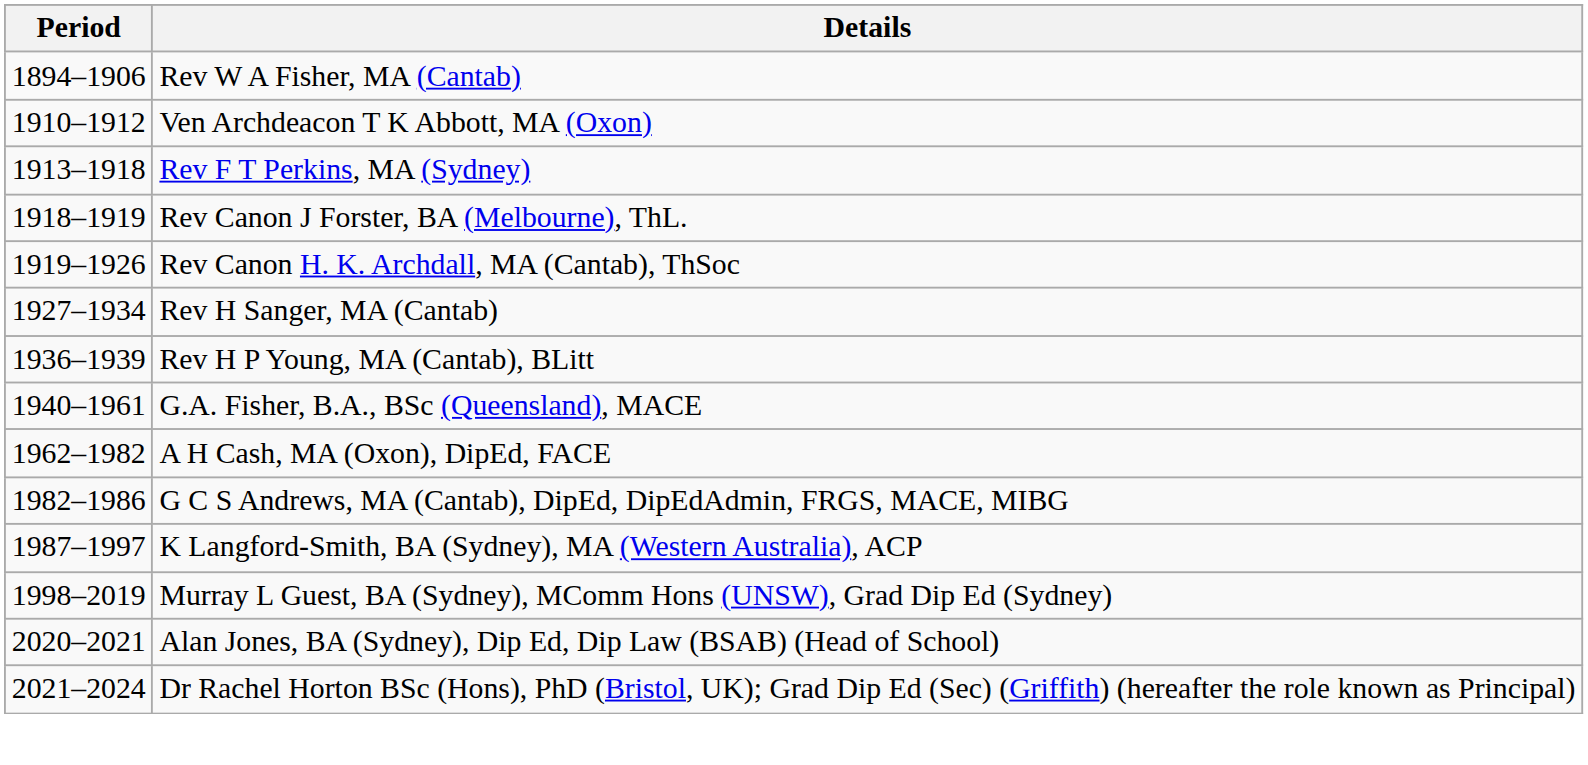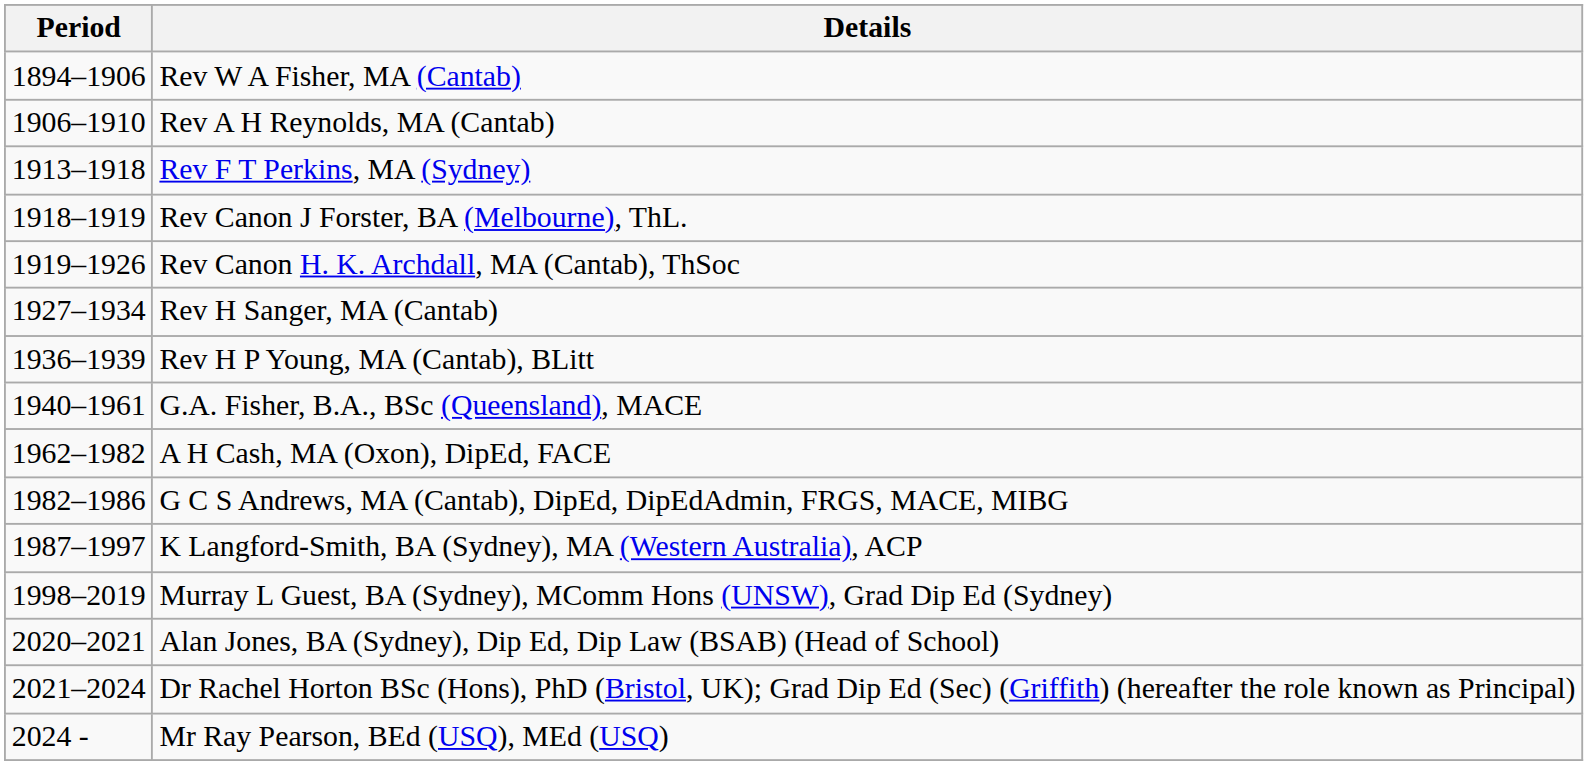+ row: (357, 122)
- row: (406, 122)
+ row: (414, 736)
